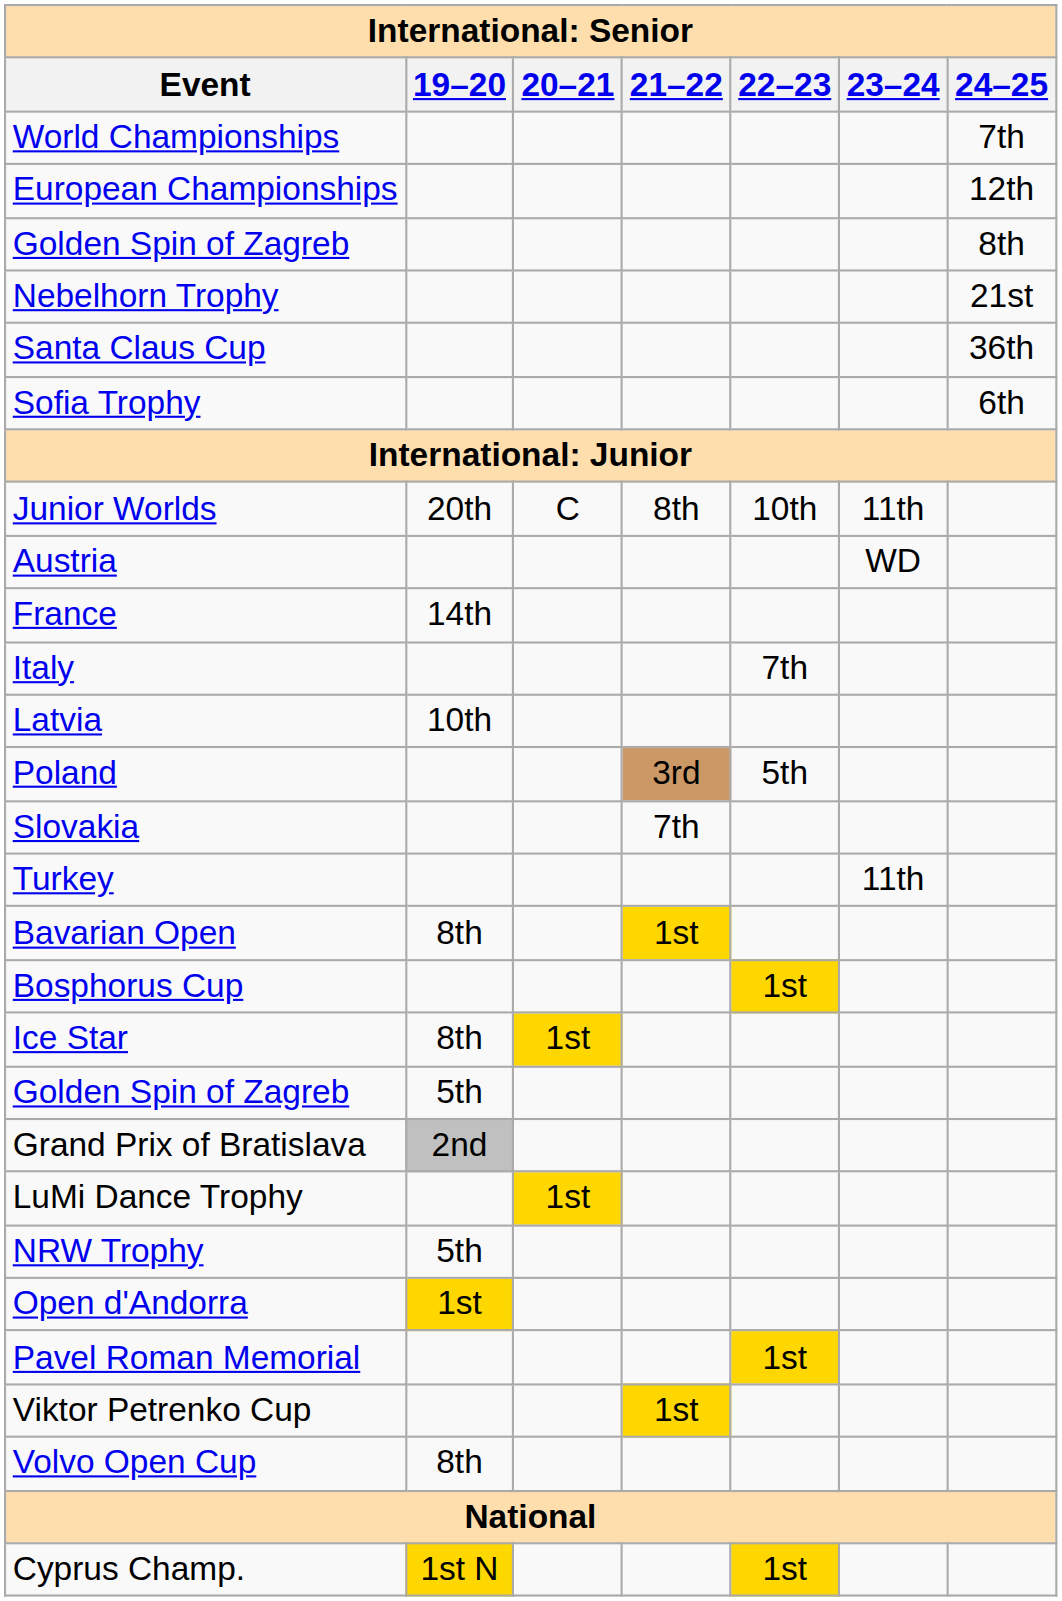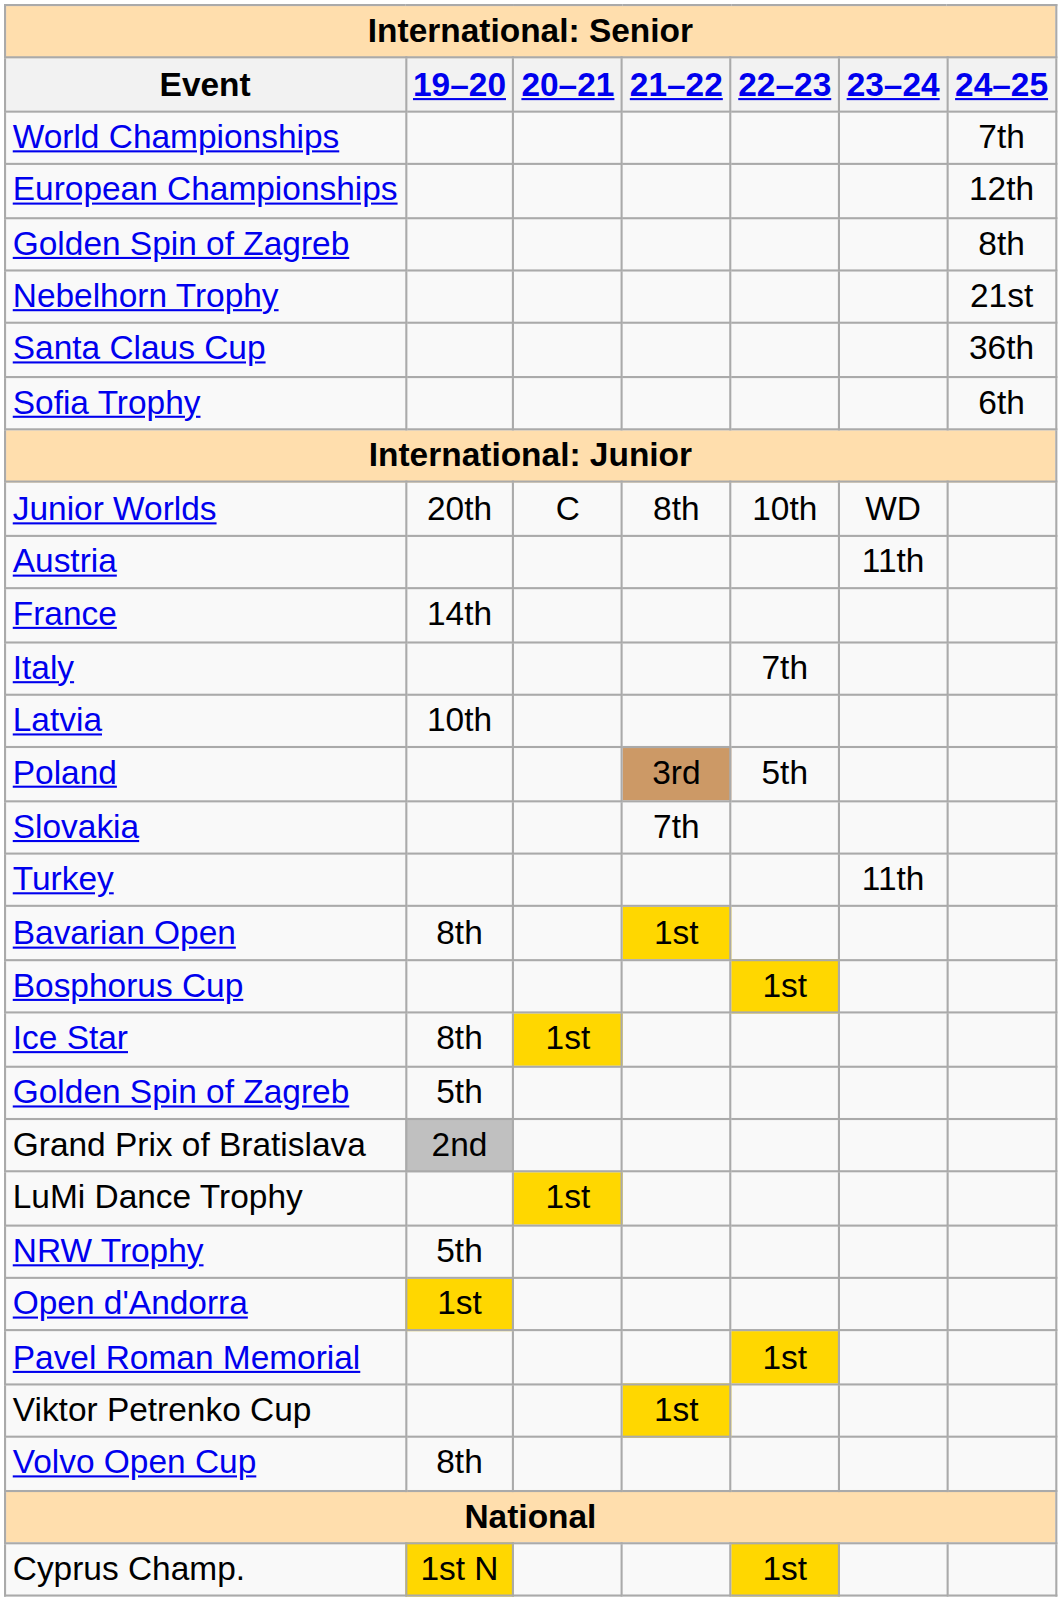(893, 508) 11th -> (893, 508) WD
(893, 561) WD -> (893, 561) 11th
